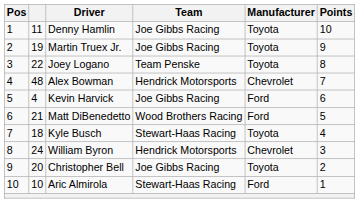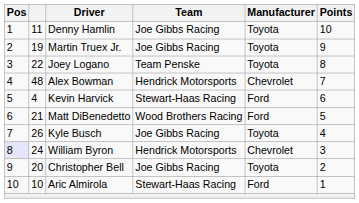(177, 98) Joe Gibbs Racing -> (186, 98) Stewart-Haas Racing
(37, 132) 18 -> (37, 132) 26
(186, 132) Stewart-Haas Racing -> (177, 132) Joe Gibbs Racing
(10, 150) no background -> (10, 150) lavender background
